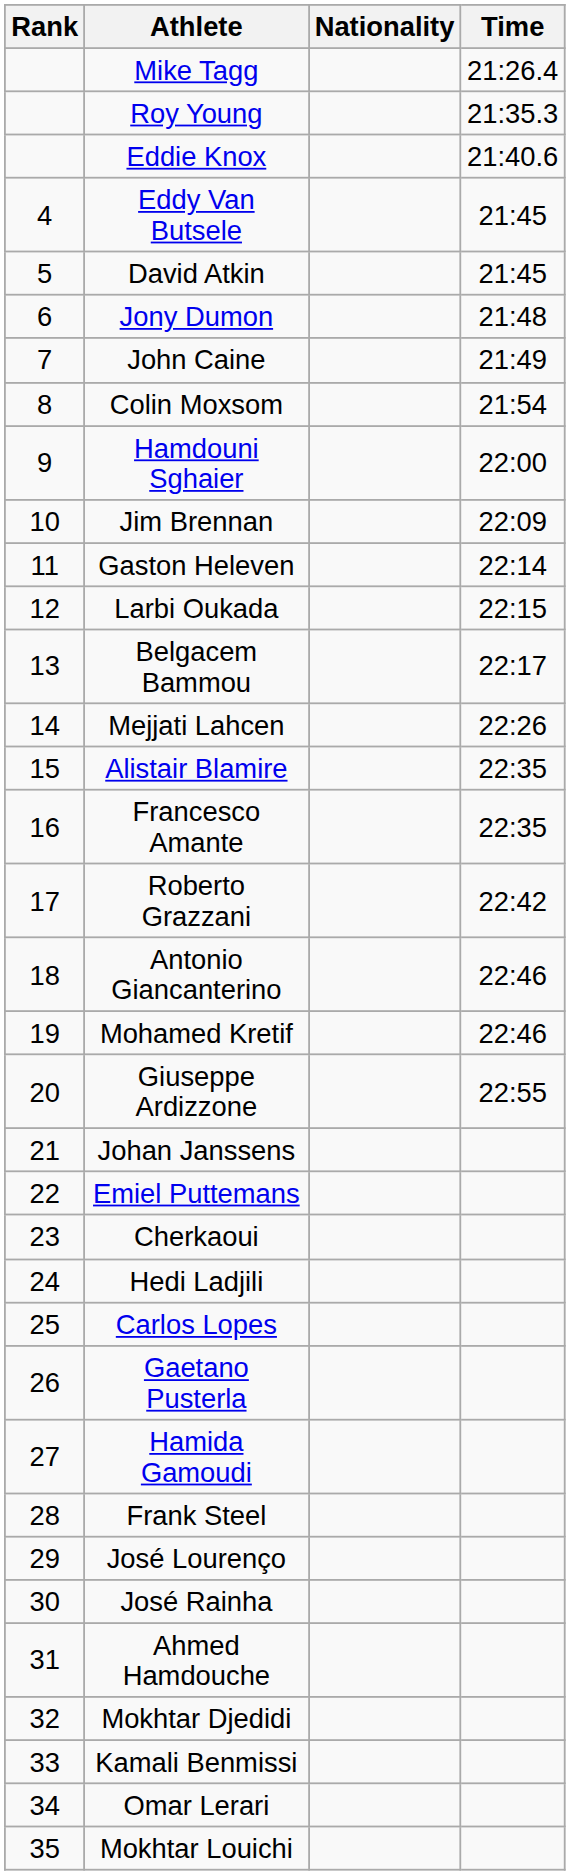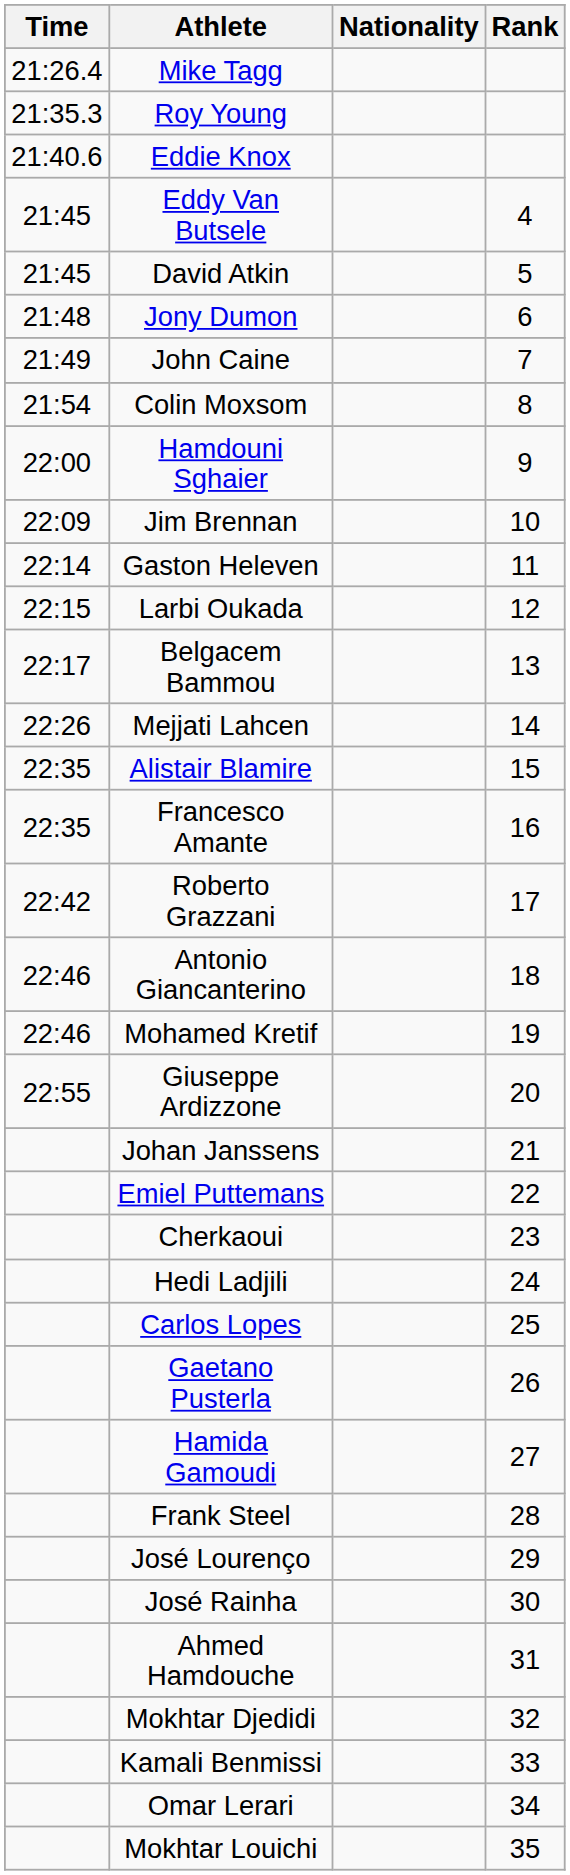columns swapped: (45, 27) <-> (513, 27)
